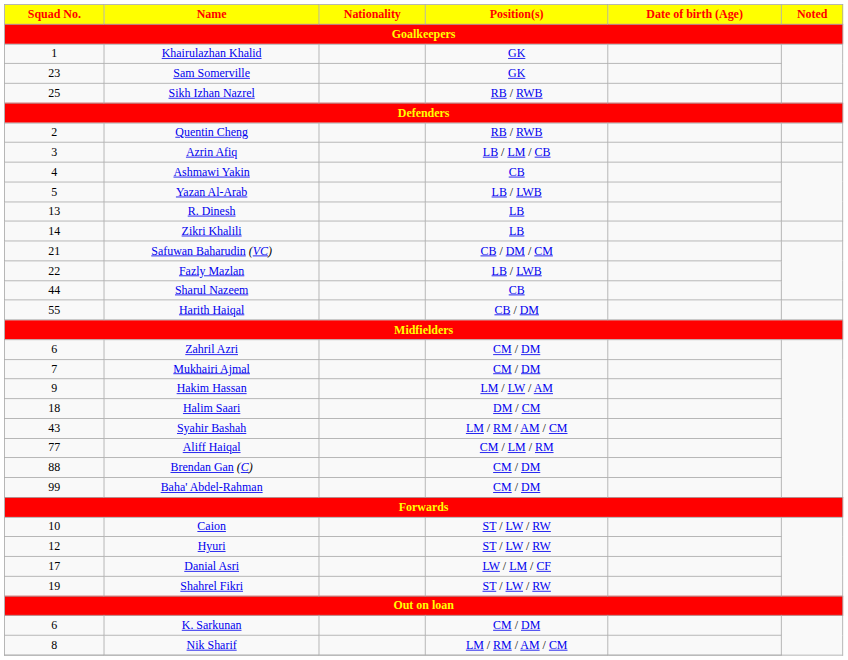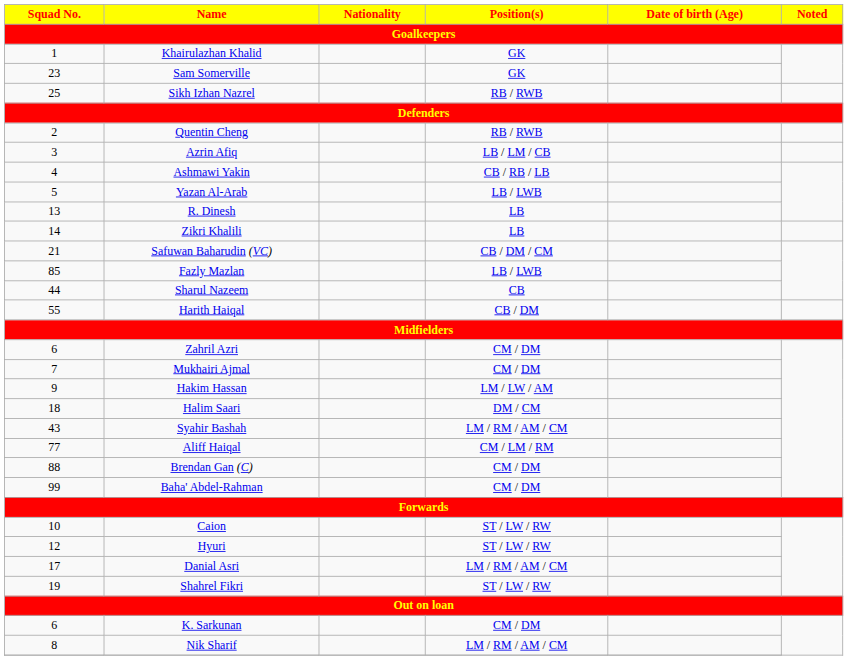(517, 172) CB -> (517, 172) CB / RB / LB
(54, 271) 22 -> (54, 271) 85
(517, 566) LW / LM / CF -> (517, 566) LM / RM / AM / CM
